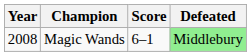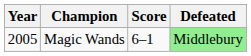(23, 39) 2008 -> (23, 39) 2005
